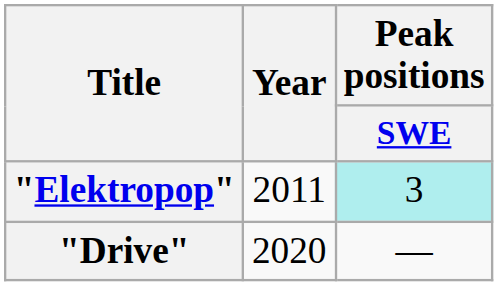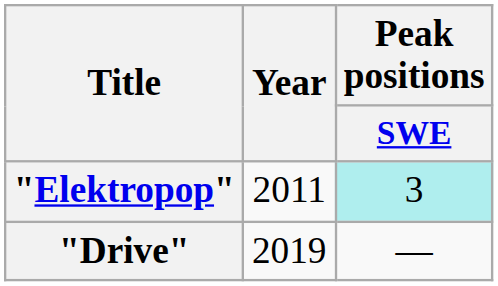(289, 249) 2020 -> (289, 249) 2019
